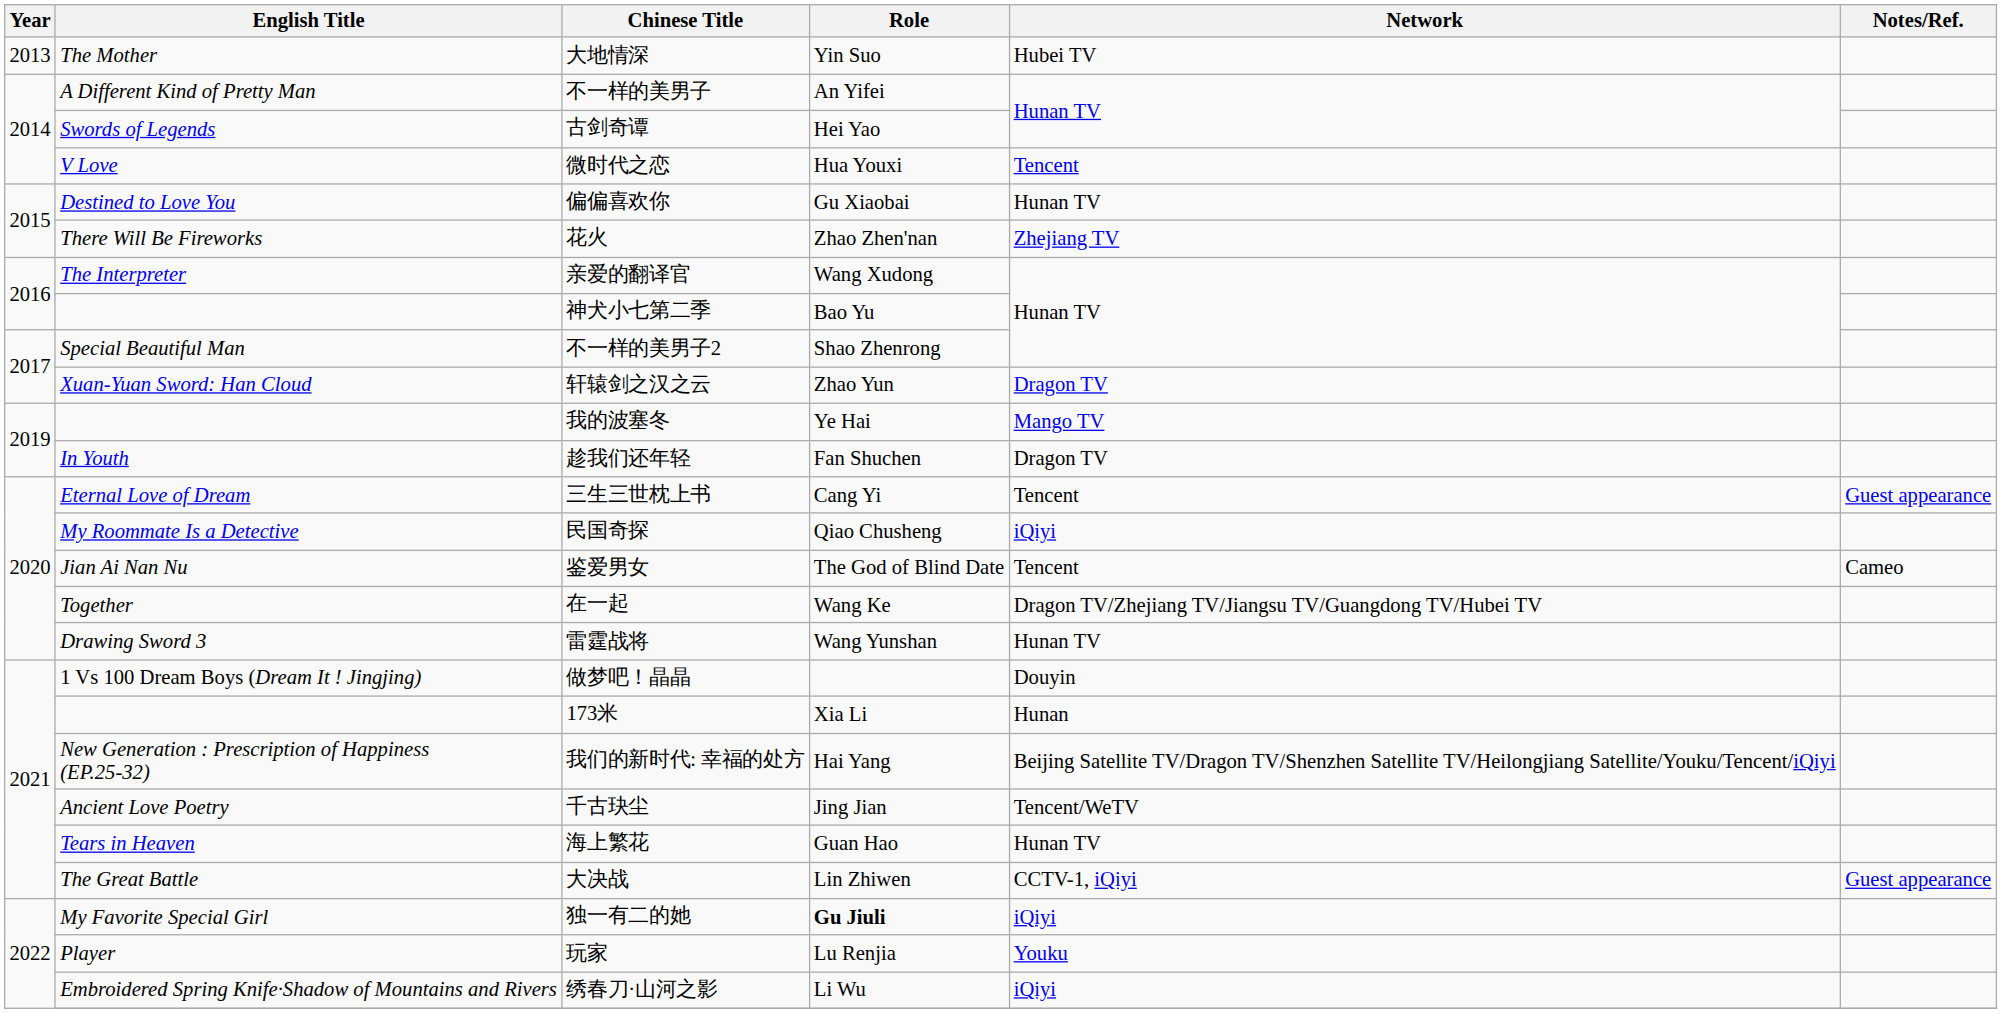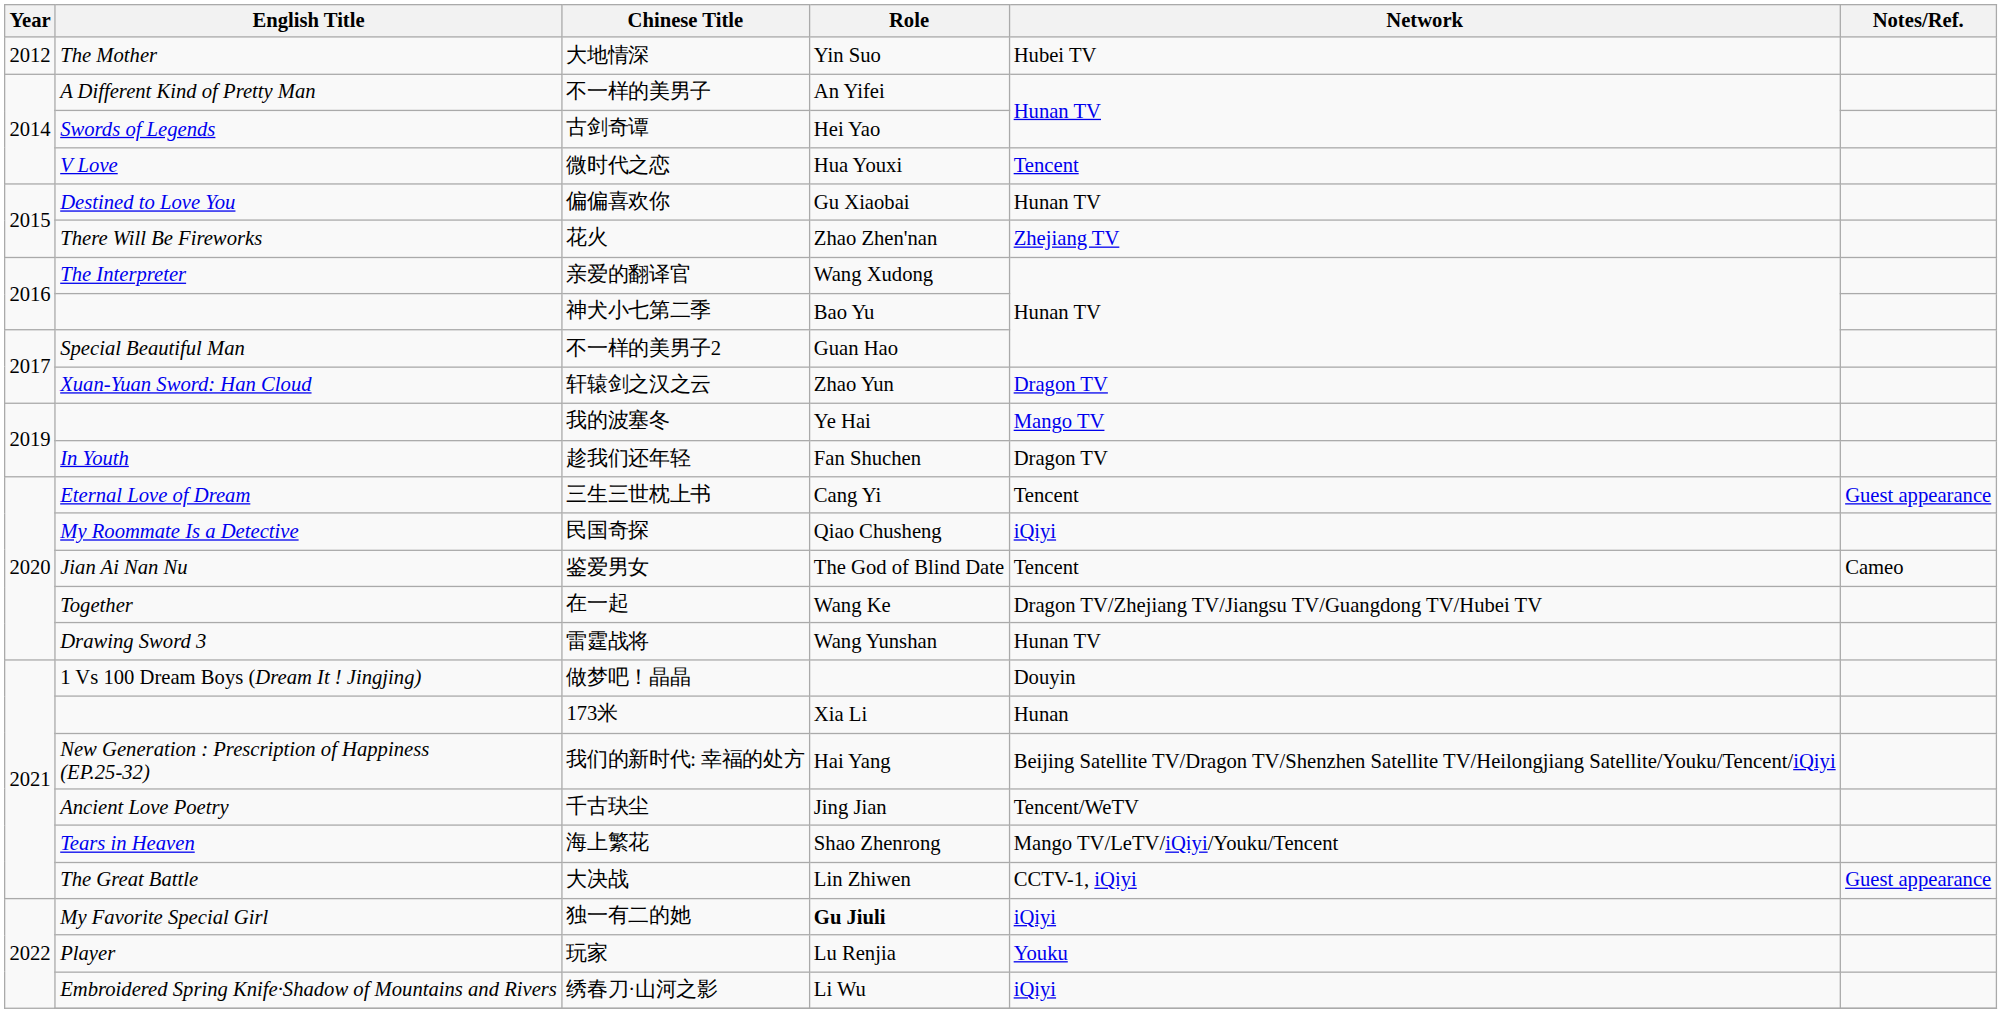(30, 55) 2013 -> (30, 55) 2012
(877, 348) Shao Zhenrong -> (856, 348) Guan Hao
(856, 843) Guan Hao -> (877, 843) Shao Zhenrong
(1057, 843) Hunan TV -> (1176, 843) Mango TV/LeTV/iQiyi/Youku/Tencent
